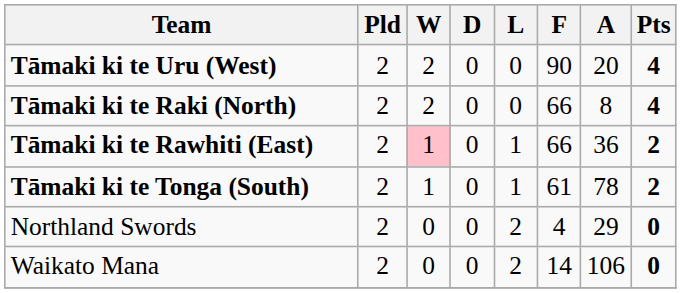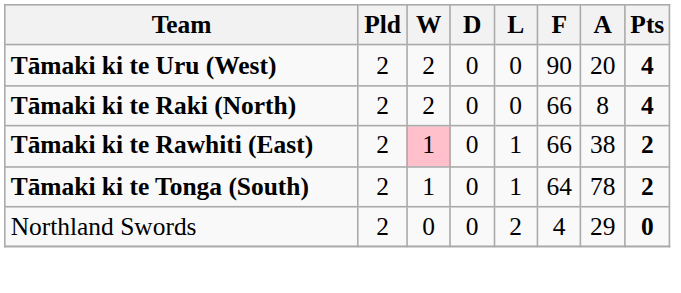(606, 145) 36 -> (603, 145) 38
(559, 186) 61 -> (559, 186) 64
- row: (85, 266)
